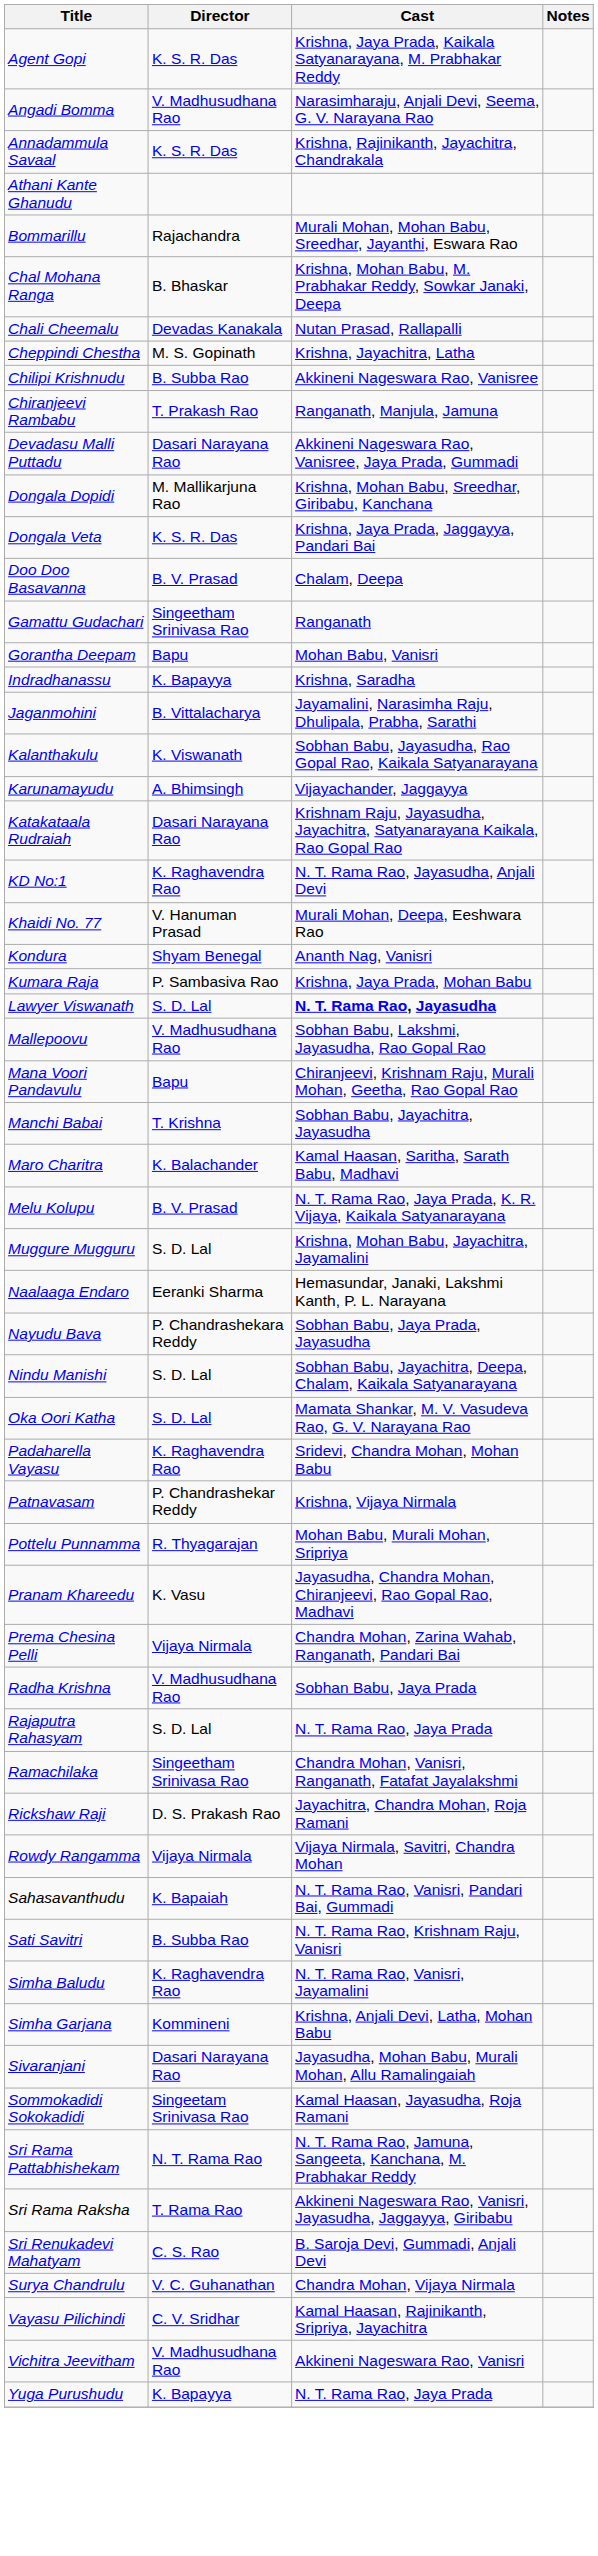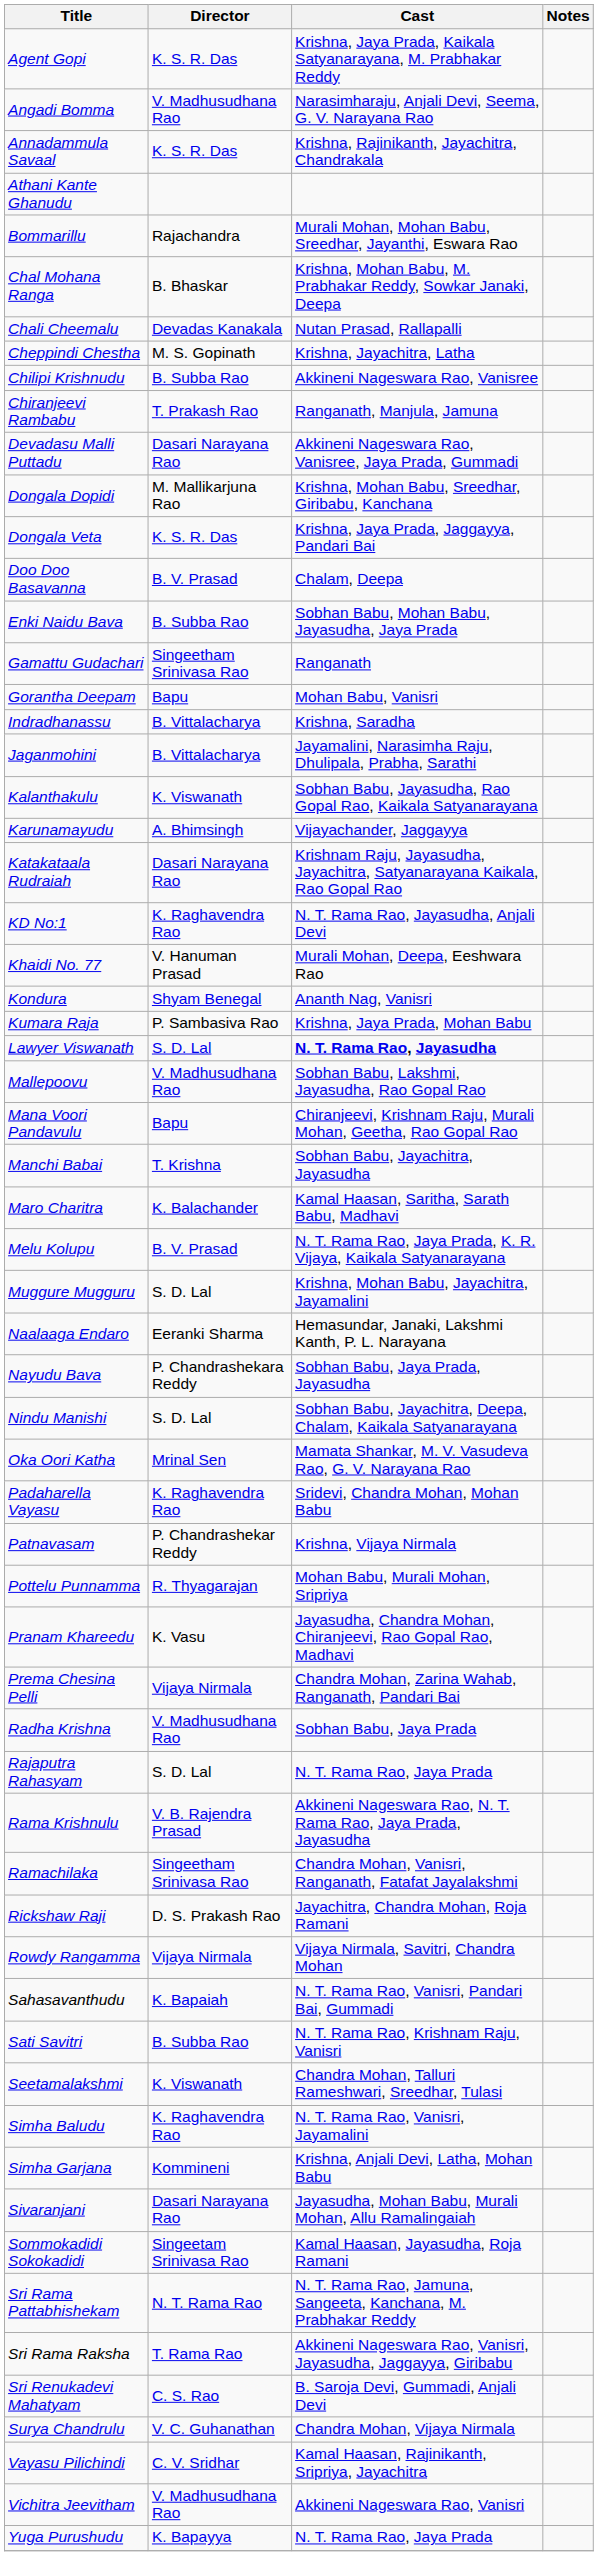+ row: (65, 621)
(192, 679) K. Bapayya -> (206, 721) B. Vittalacharya
(182, 1417) S. D. Lal -> (189, 1460) Mrinal Sen
+ row: (63, 1822)
+ row: (65, 2083)
